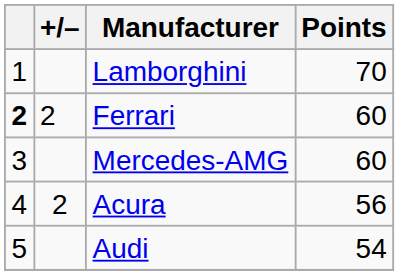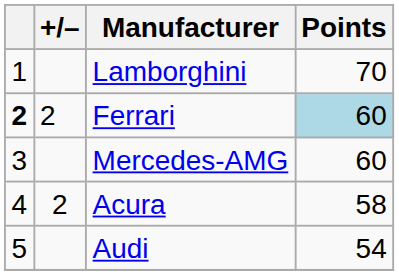(371, 116) no background -> (371, 116) lightblue background
(371, 204) 56 -> (371, 204) 58
